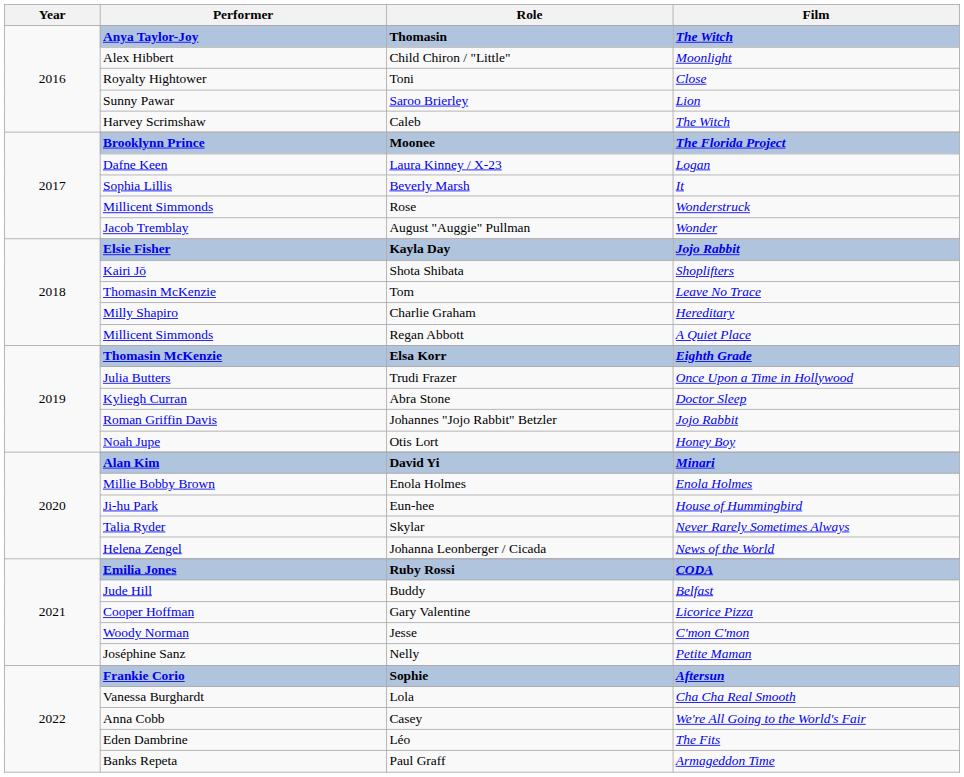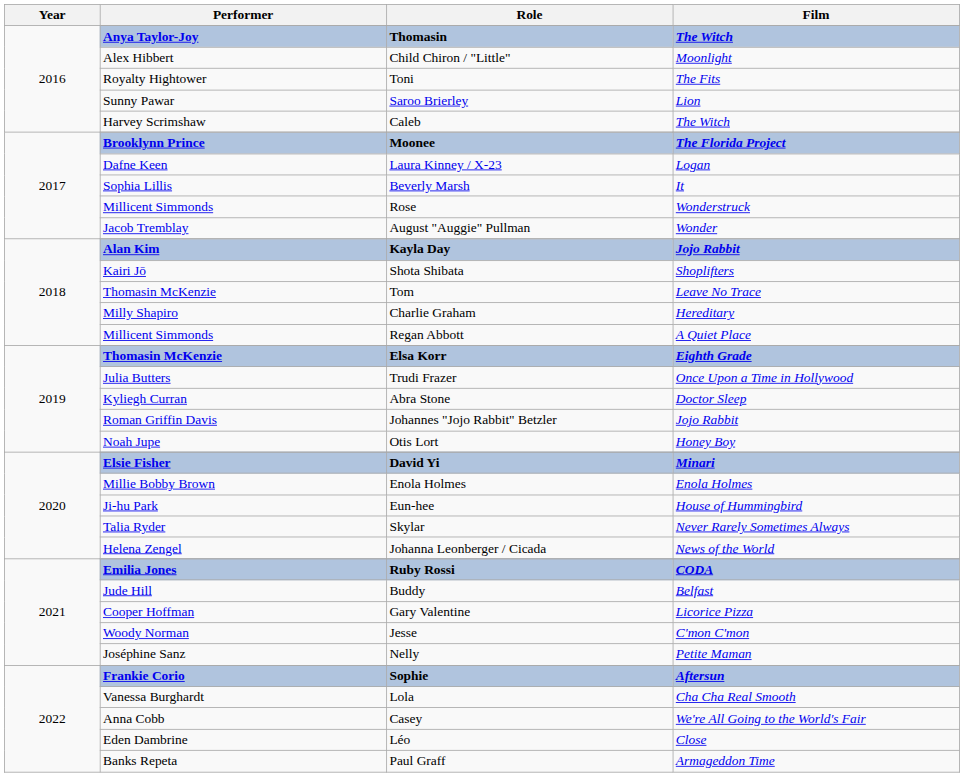(691, 79) Close -> (698, 79) The Fits
(137, 249) Elsie Fisher -> (131, 249) Alan Kim
(131, 462) Alan Kim -> (137, 462) Elsie Fisher
(698, 739) The Fits -> (691, 739) Close
